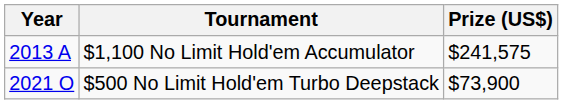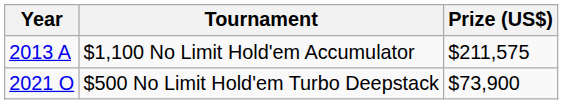(490, 51) $241,575 -> (489, 51) $211,575
